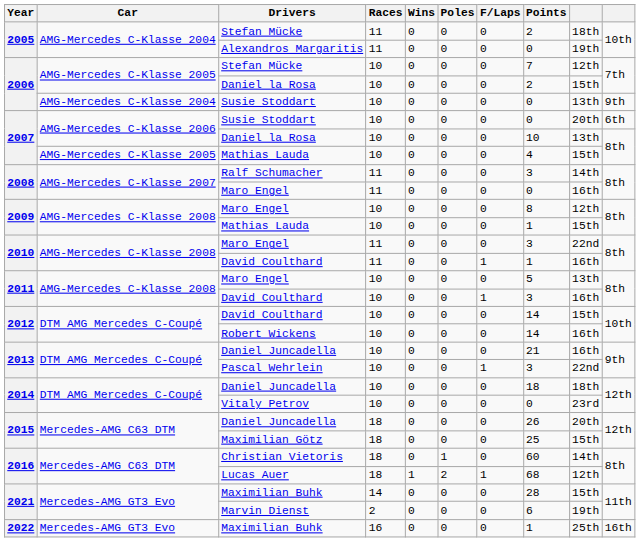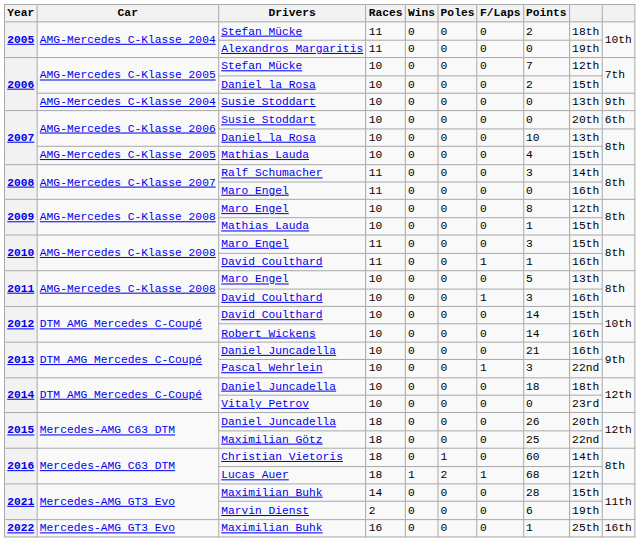(586, 244) 22nd -> (586, 244) 15th
(586, 440) 15th -> (586, 440) 22nd
